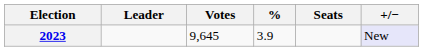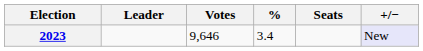(204, 35) 9,645 -> (204, 35) 9,646
(265, 35) 3.9 -> (265, 35) 3.4
